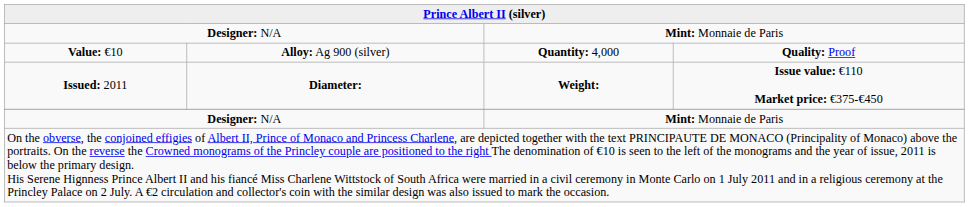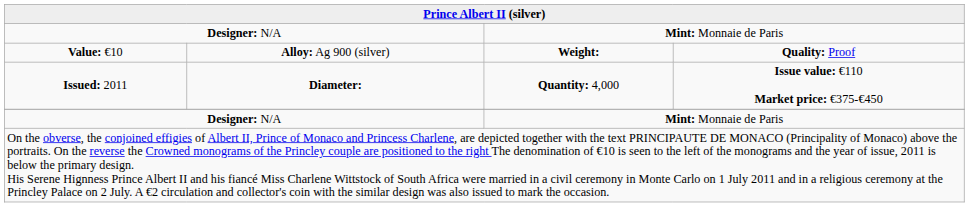(579, 52) Quantity: 4,000 -> (579, 52) Weight:
(579, 85) Weight: -> (579, 85) Quantity: 4,000
